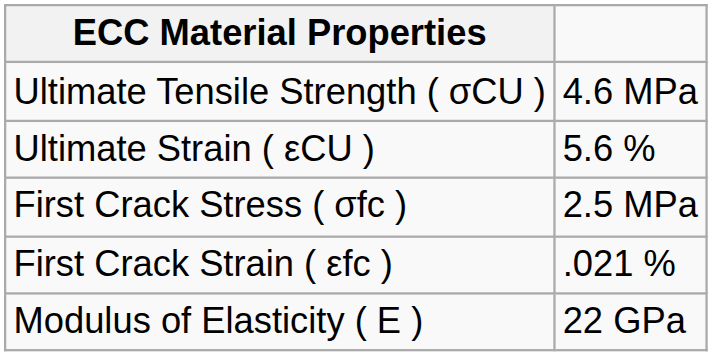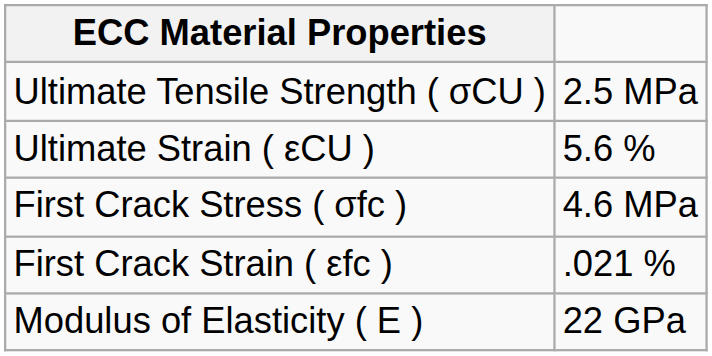(630, 90) 4.6 MPa -> (630, 90) 2.5 MPa
(630, 206) 2.5 MPa -> (630, 206) 4.6 MPa
